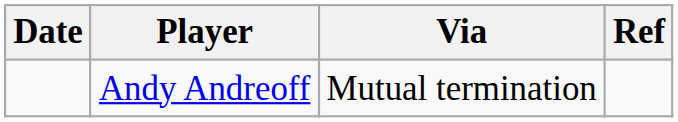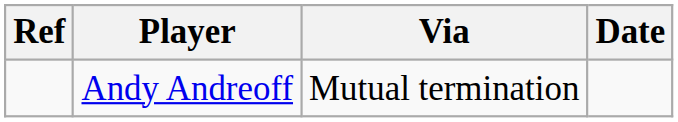columns swapped: (48, 32) <-> (639, 32)
